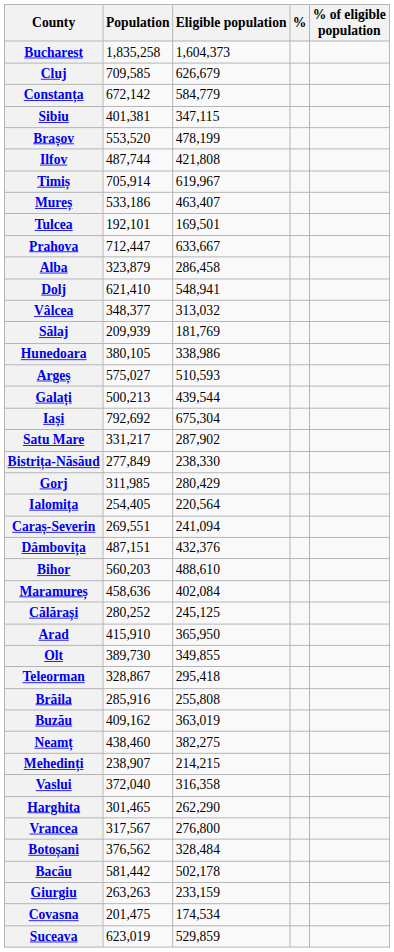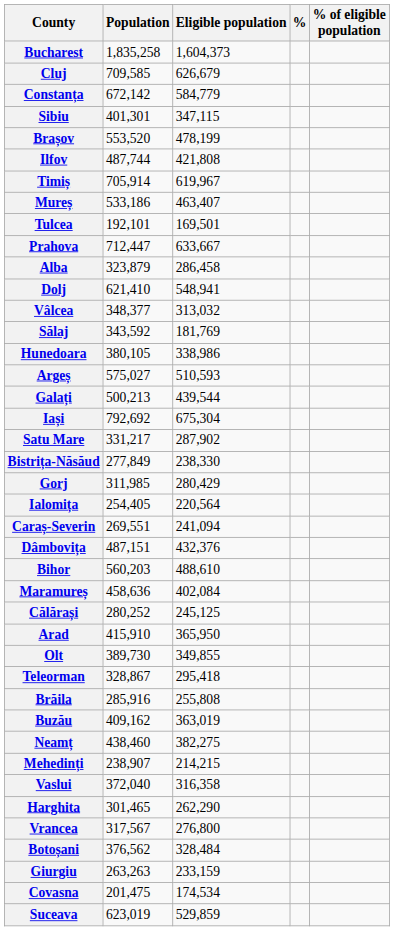(128, 116) 401,381 -> (128, 116) 401,301
(128, 332) 209,939 -> (128, 332) 343,592
- row: (54, 871)
